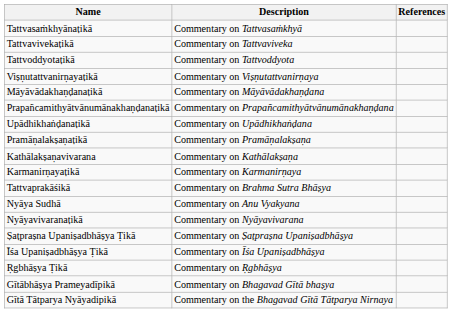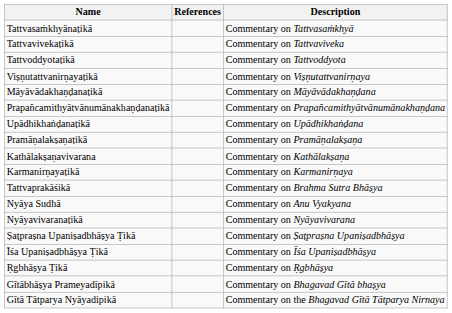columns swapped: (284, 12) <-> (422, 12)
